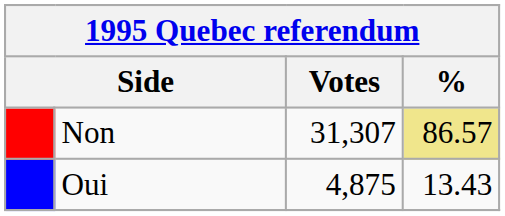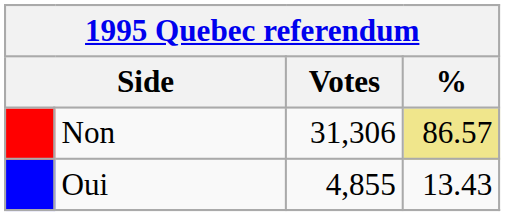(353, 133) 31,307 -> (353, 133) 31,306
(361, 184) 4,875 -> (361, 184) 4,855
